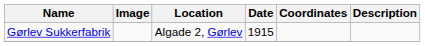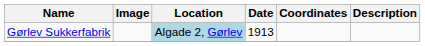(199, 32) no background -> (199, 32) lightblue background
(261, 32) 1915 -> (261, 32) 1913
